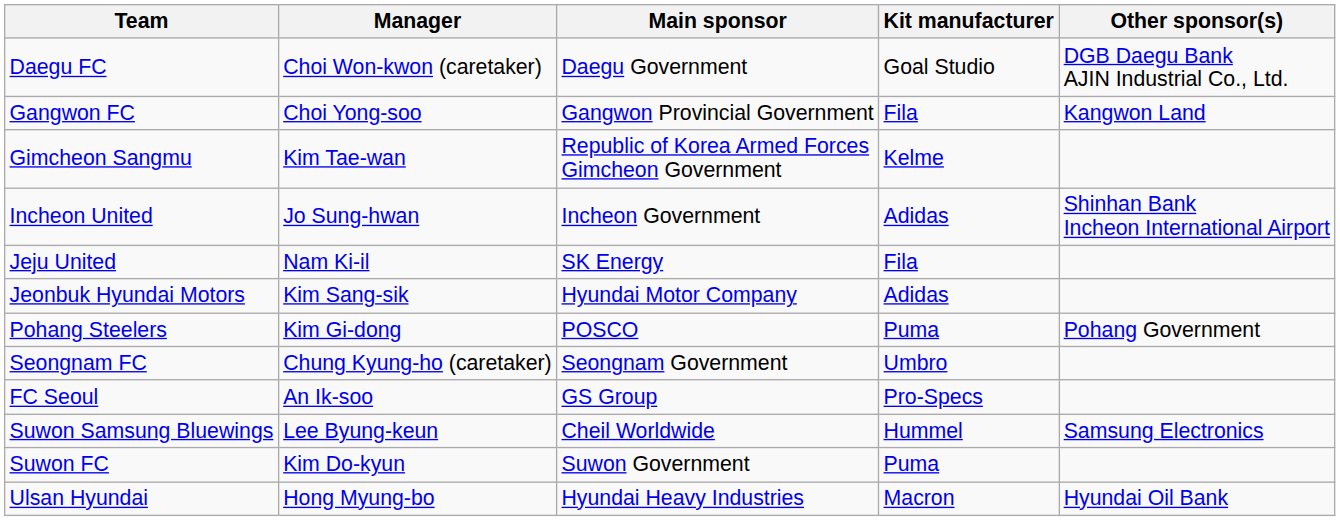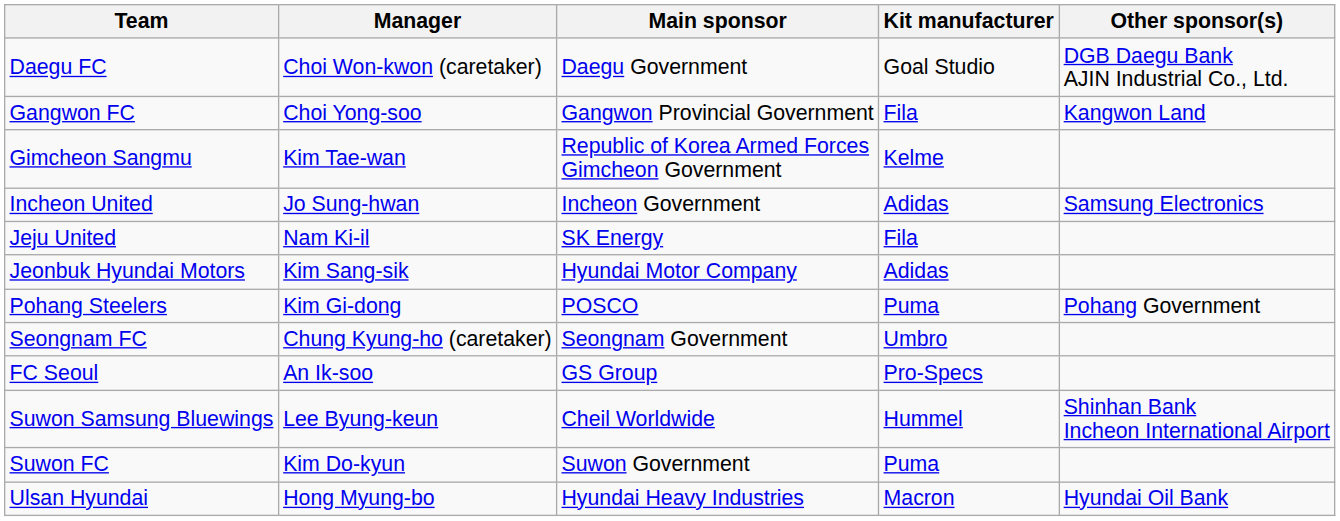(1197, 216) Shinhan Bank Incheon International Airport -> (1164, 204) Samsung Electronics
(1164, 430) Samsung Electronics -> (1197, 418) Shinhan Bank Incheon International Airport
